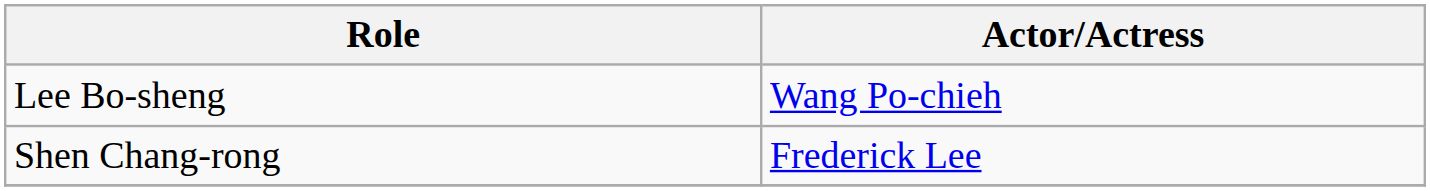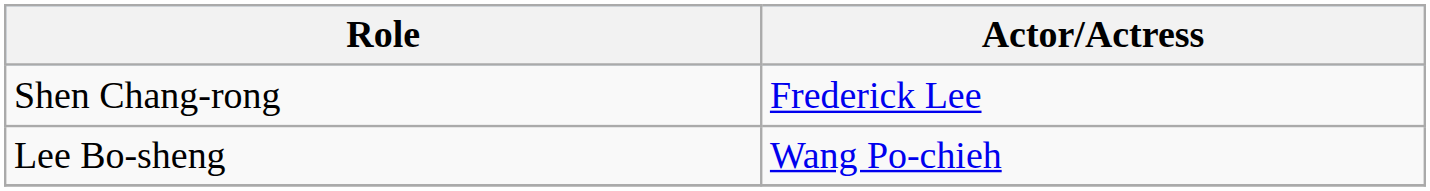rows swapped: (120, 94) <-> (147, 154)
